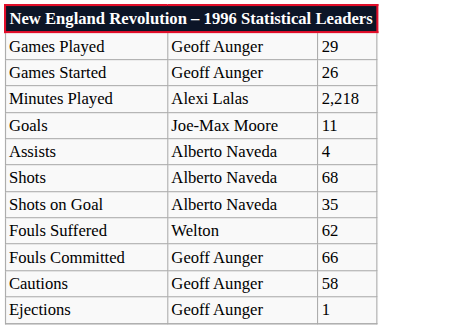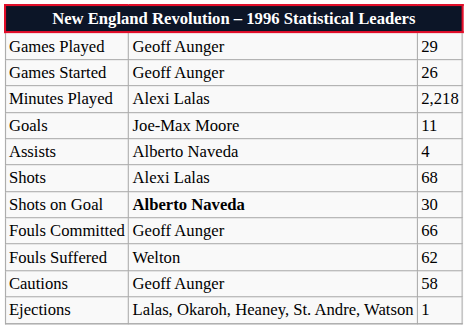(224, 178) Alberto Naveda -> (171, 178) Alexi Lalas
(224, 204) normal -> (189, 204) bold
(330, 204) 35 -> (430, 204) 30
rows swapped: (67, 257) <-> (58, 230)
(217, 310) Geoff Aunger -> (273, 310) Lalas, Okaroh, Heaney, St. Andre, Watson
